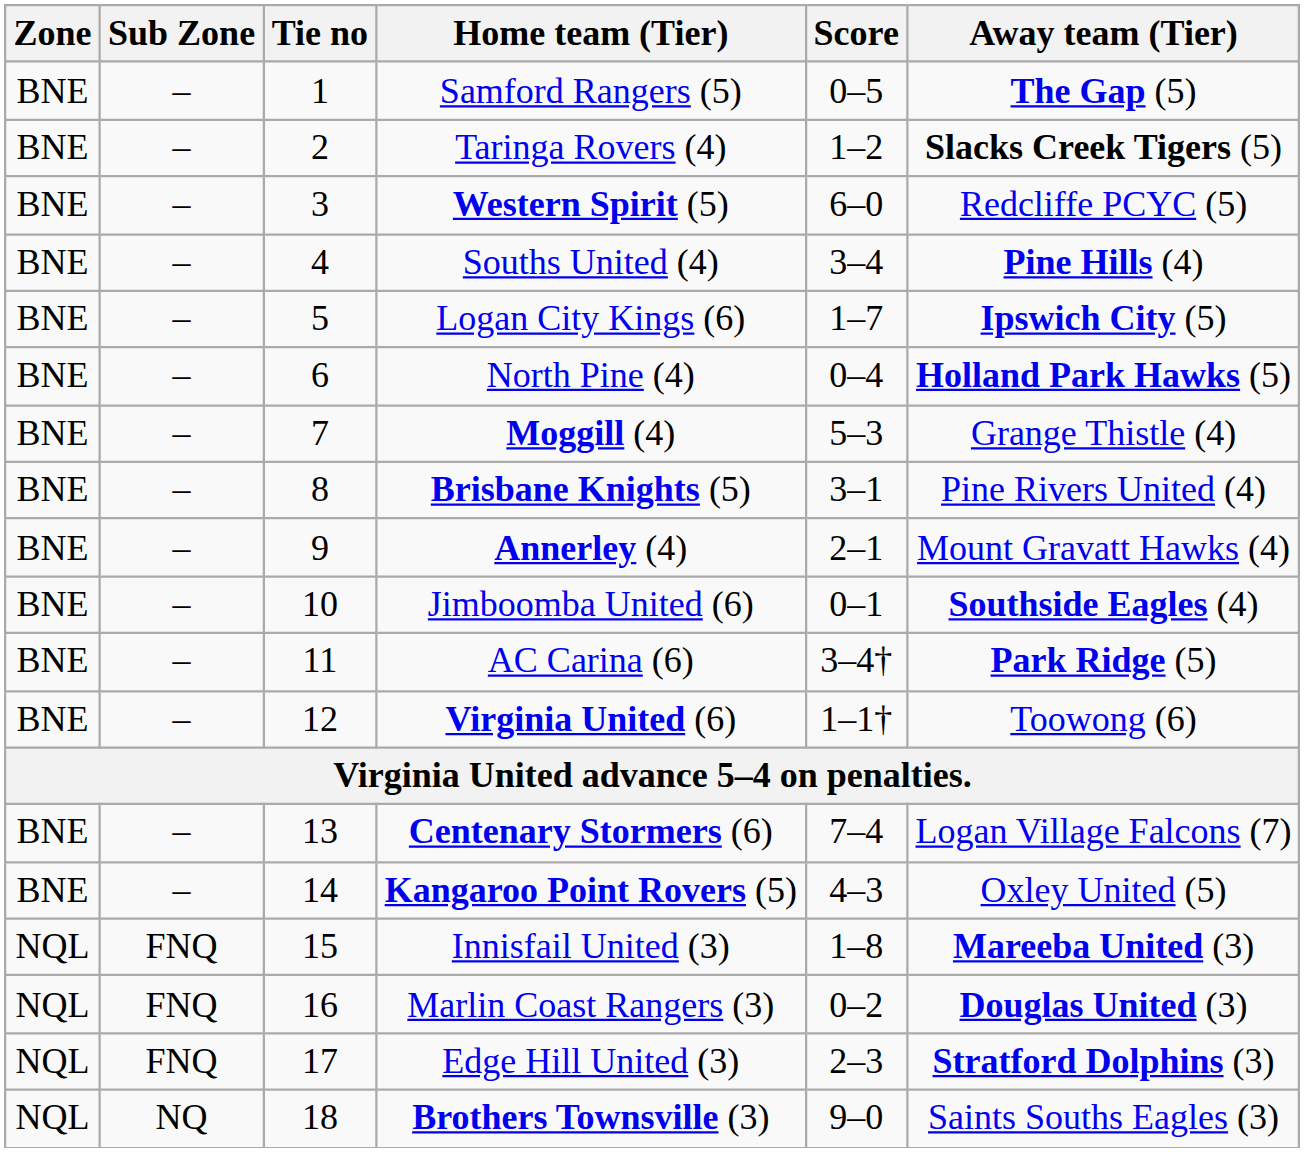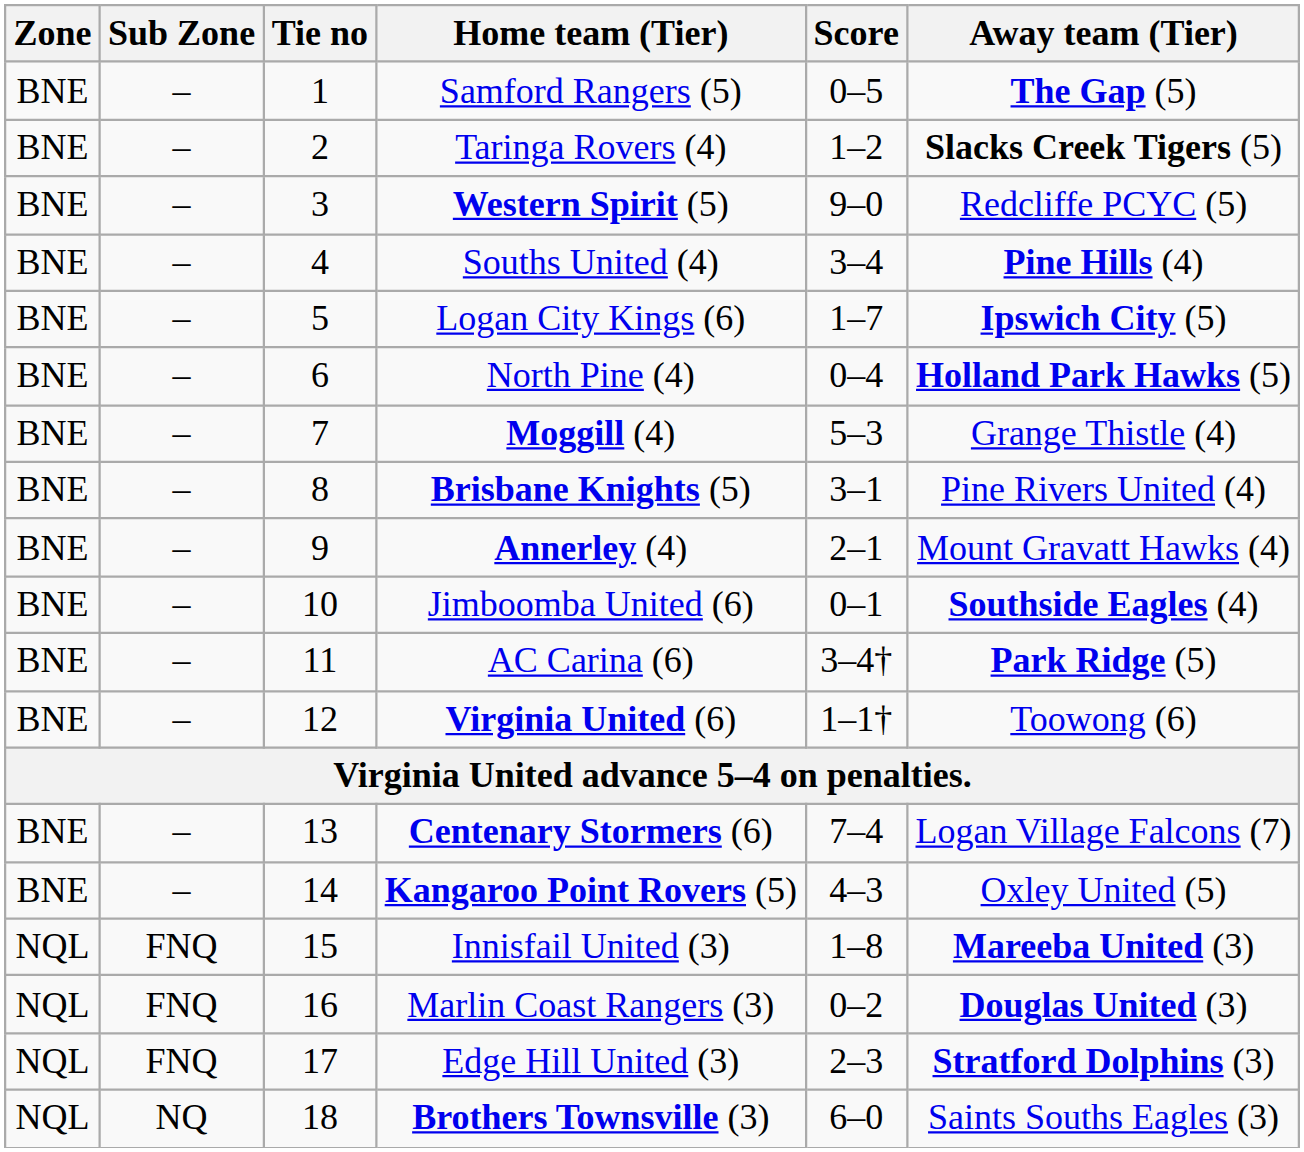(856, 204) 6–0 -> (856, 204) 9–0
(856, 1117) 9–0 -> (856, 1117) 6–0
